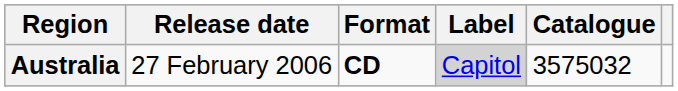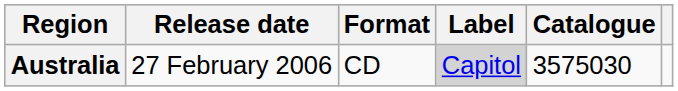(362, 65) bold -> (362, 65) normal
(582, 65) 3575032 -> (582, 65) 3575030
